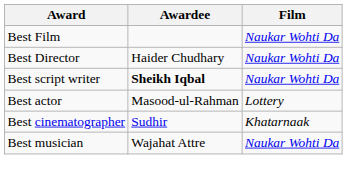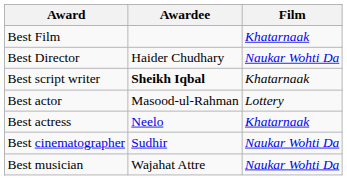(292, 36) Naukar Wohti Da -> (277, 36) Khatarnaak
(292, 79) Naukar Wohti Da -> (277, 79) Khatarnaak
+ row: (39, 121)
(277, 121) Khatarnaak -> (292, 143) Naukar Wohti Da
